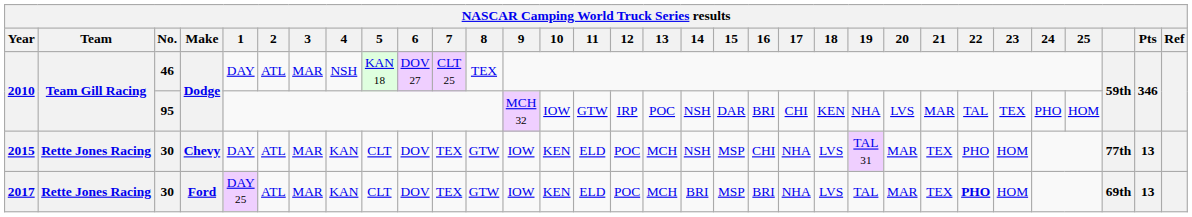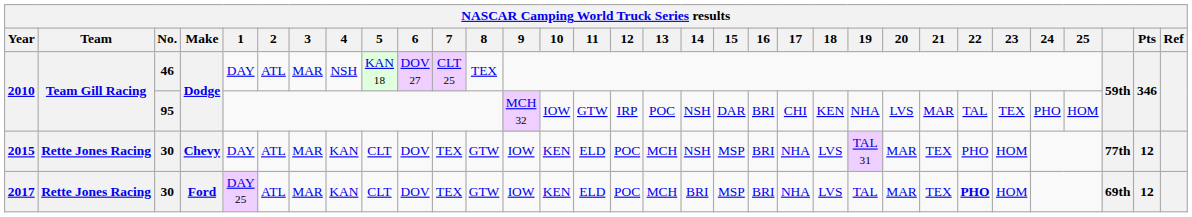(764, 151) CHI -> (763, 151) BRI
(1148, 151) 13 -> (1147, 151) 12
(1148, 191) 13 -> (1147, 191) 12
